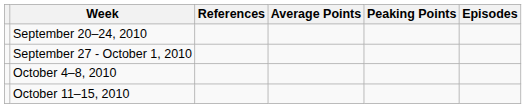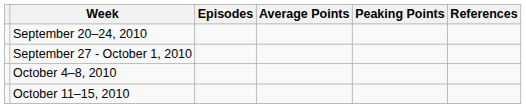columns swapped: (490, 14) <-> (231, 14)
